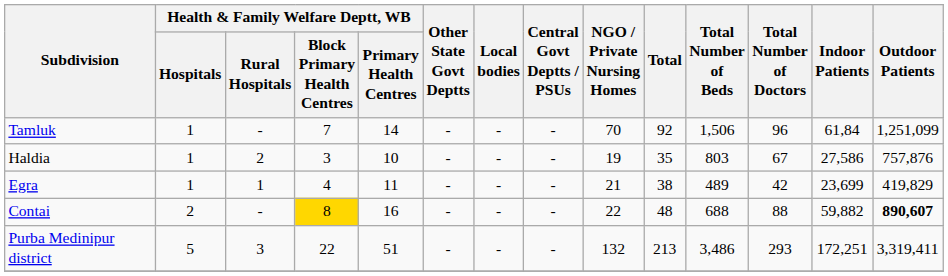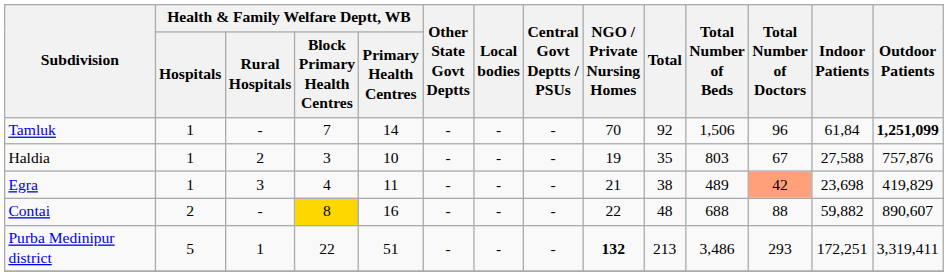(908, 130) normal -> (908, 130) bold
(842, 157) 27,586 -> (842, 157) 27,588
(260, 184) 1 -> (260, 184) 3
(780, 184) no background -> (780, 184) lightsalmon background
(842, 184) 23,699 -> (842, 184) 23,698
(908, 211) bold -> (908, 211) normal
(260, 248) 3 -> (260, 248) 1
(613, 248) normal -> (613, 248) bold
